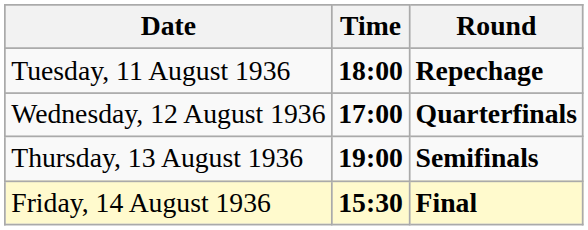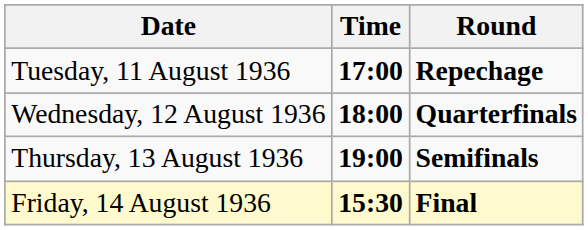(371, 70) 18:00 -> (371, 70) 17:00
(371, 114) 17:00 -> (371, 114) 18:00
